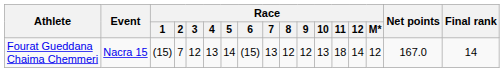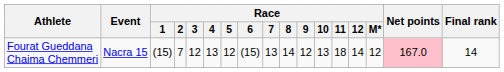(229, 53) 14 -> (229, 53) 12
(288, 53) 12 -> (288, 53) 14
(413, 53) no background -> (413, 53) pink background
